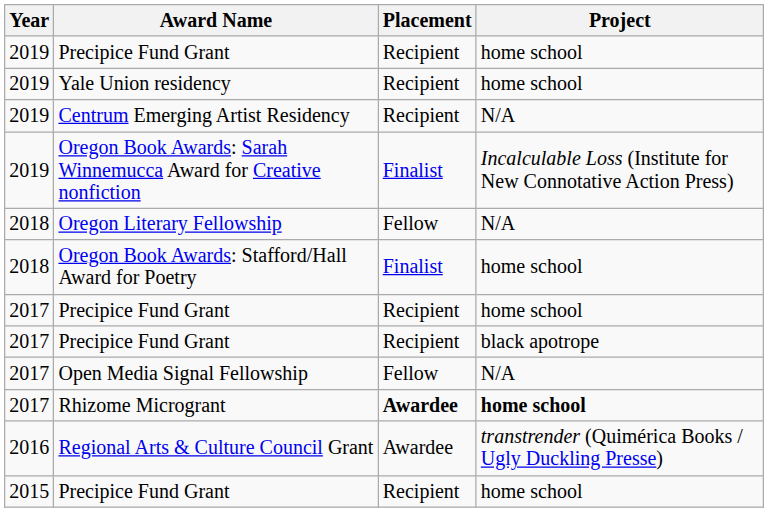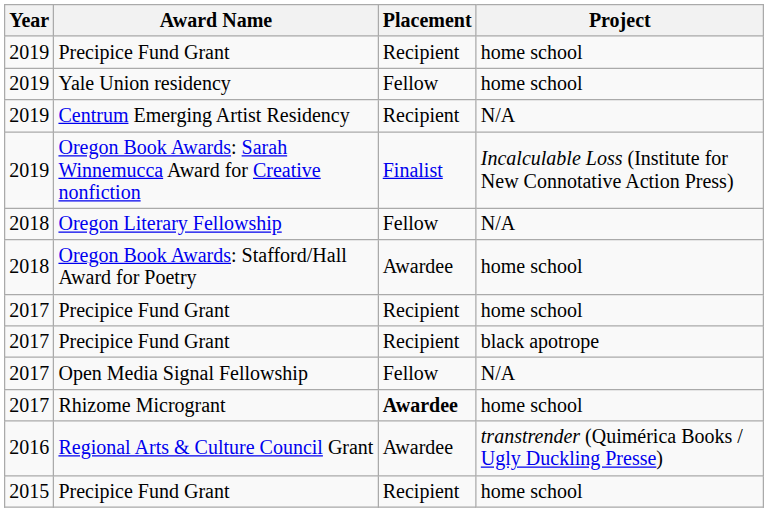(421, 83) Recipient -> (411, 83) Fellow
(413, 266) Finalist -> (418, 266) Awardee
(533, 405) bold -> (532, 405) normal
